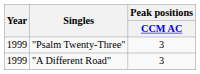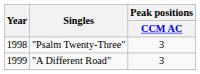(17, 45) 1999 -> (17, 45) 1998
